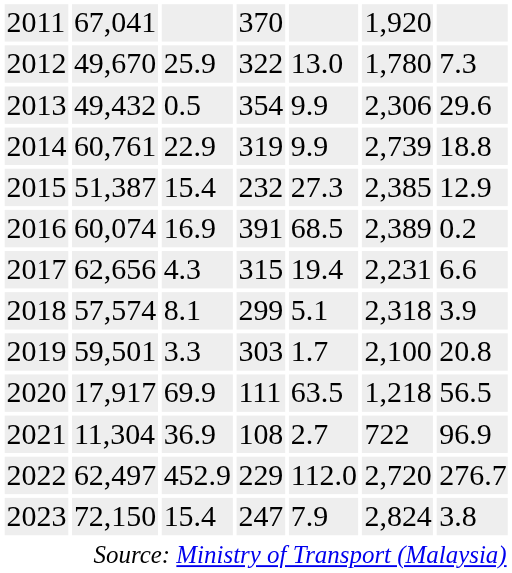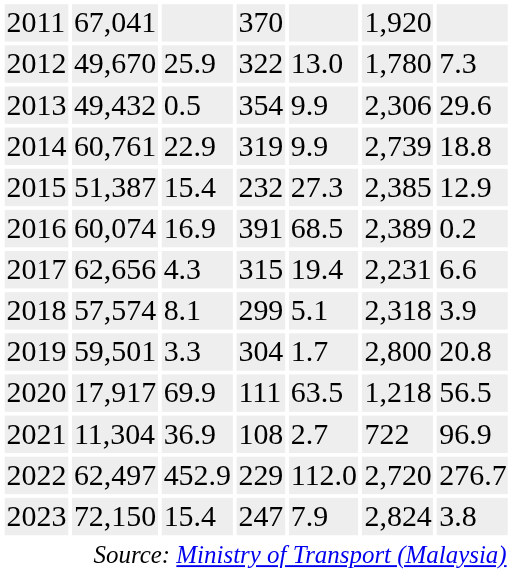(261, 351) 303 -> (261, 351) 304
(398, 351) 2,100 -> (398, 351) 2,800
